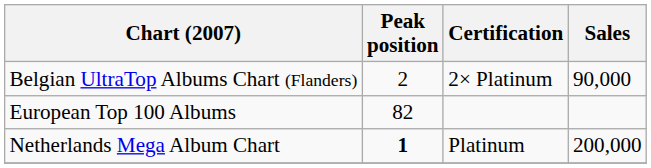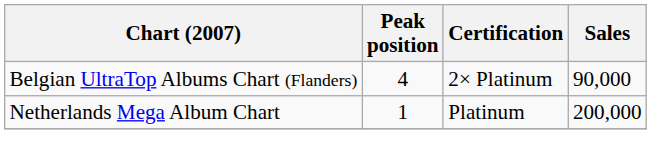(403, 78) 2 -> (403, 78) 4
- row: (123, 111)
(403, 145) bold -> (403, 111) normal
